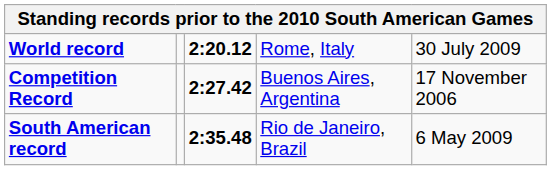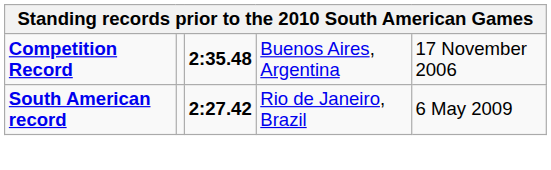- row: (66, 48)
(220, 88) 2:27.42 -> (220, 59) 2:35.48
(220, 138) 2:35.48 -> (220, 109) 2:27.42
